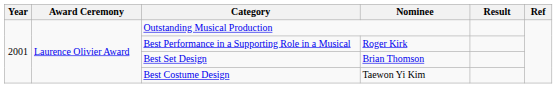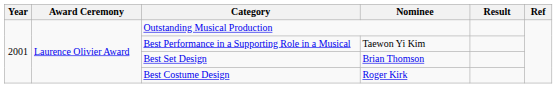(385, 43) Roger Kirk -> (394, 43) Taewon Yi Kim
(394, 75) Taewon Yi Kim -> (385, 75) Roger Kirk
